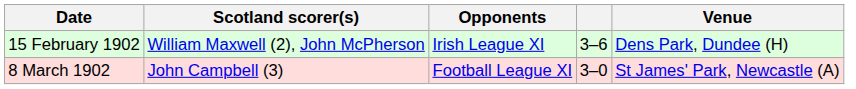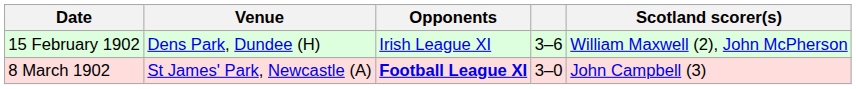columns swapped: (727, 17) <-> (286, 17)
(502, 70) normal -> (453, 70) bold
